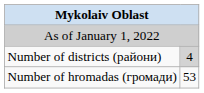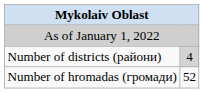(190, 77) 53 -> (190, 77) 52
